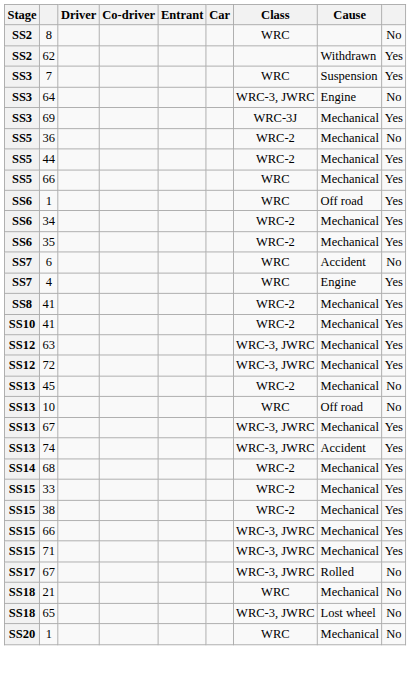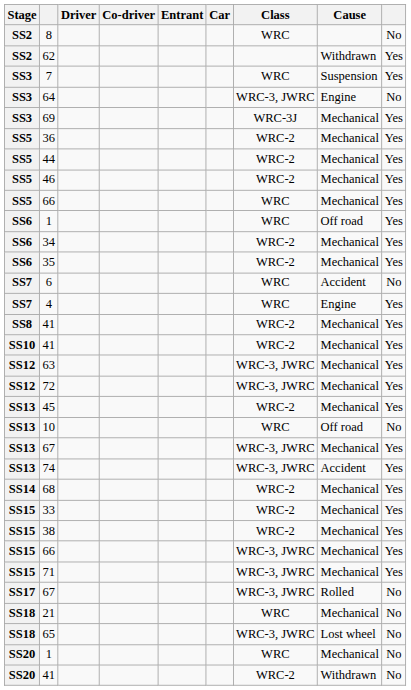(394, 138) No -> (394, 138) Yes
+ row: (22, 179)
(394, 385) No -> (394, 406) Yes
+ row: (22, 674)
